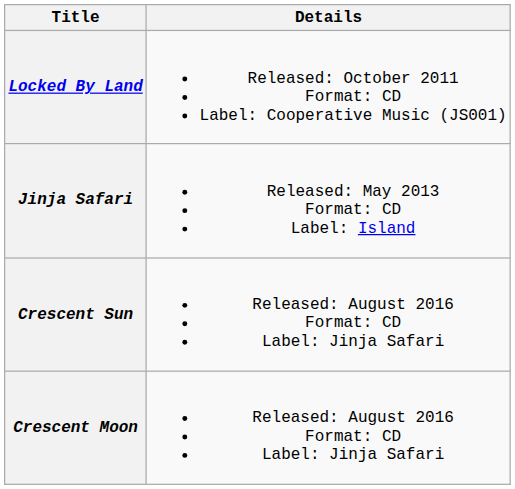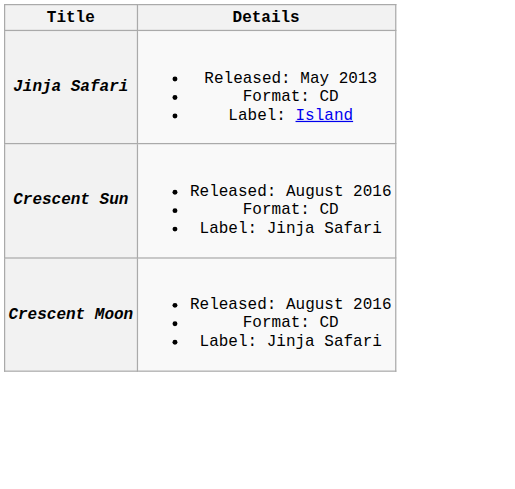- row: (76, 87)
